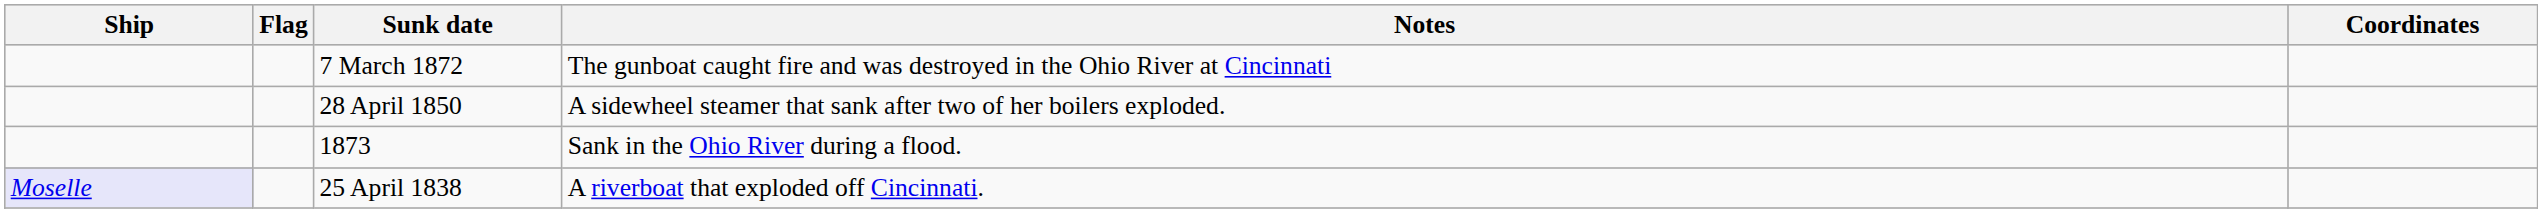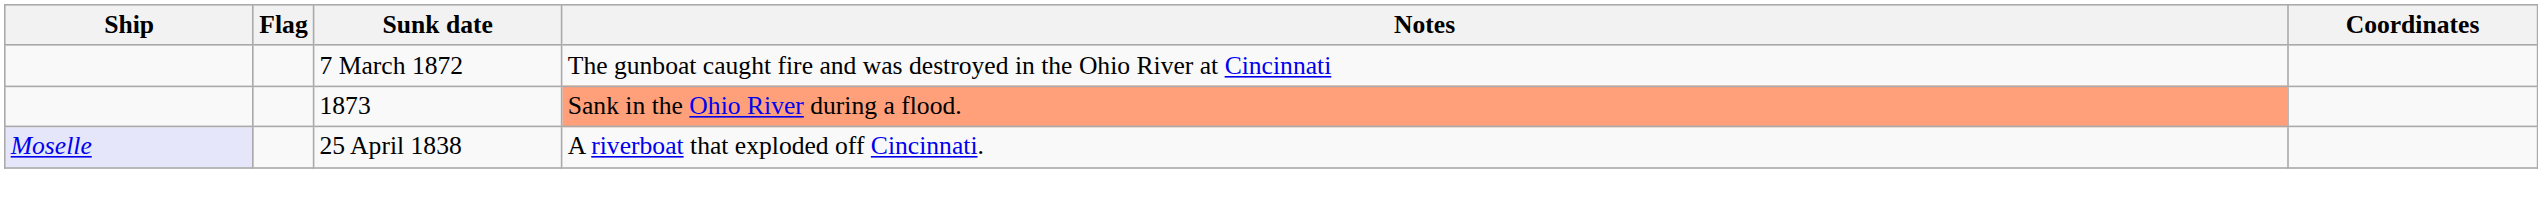- row: (391, 106)
(765, 146) no background -> (765, 106) lightsalmon background
